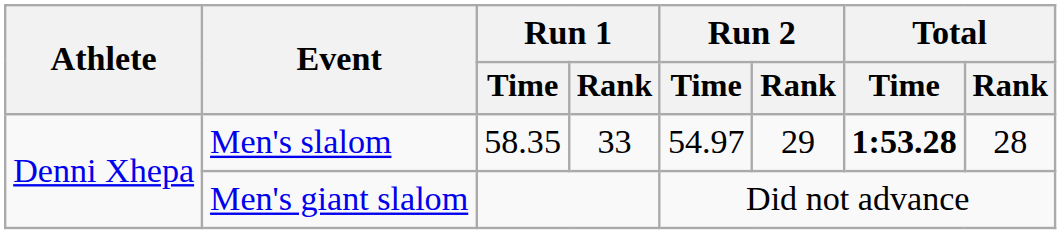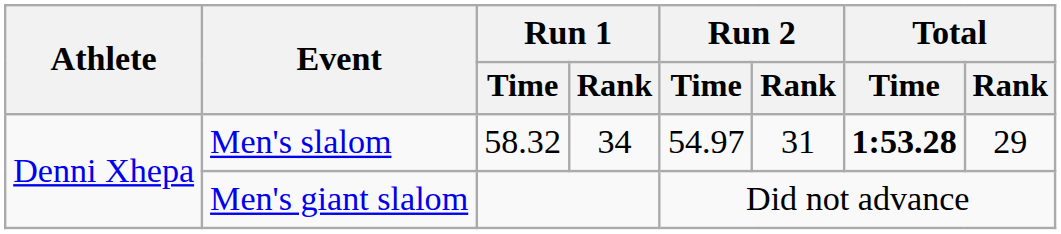(523, 142) 58.35 -> (523, 142) 58.32
(614, 142) 33 -> (614, 142) 34
(798, 142) 29 -> (798, 142) 31
(1010, 142) 28 -> (1010, 142) 29
